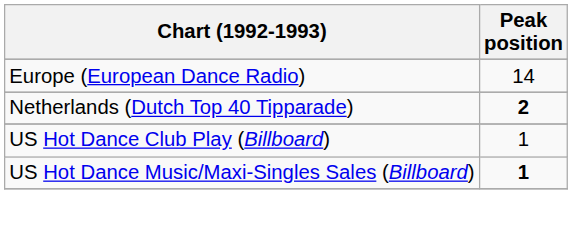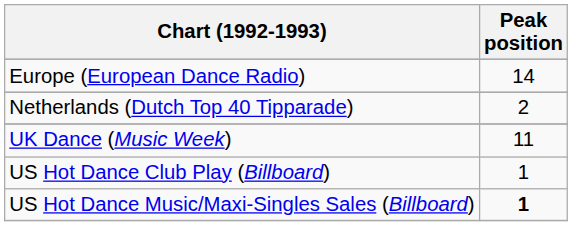(523, 107) bold -> (523, 107) normal
+ row: (120, 140)
